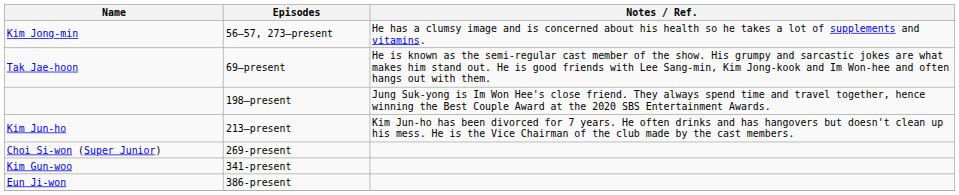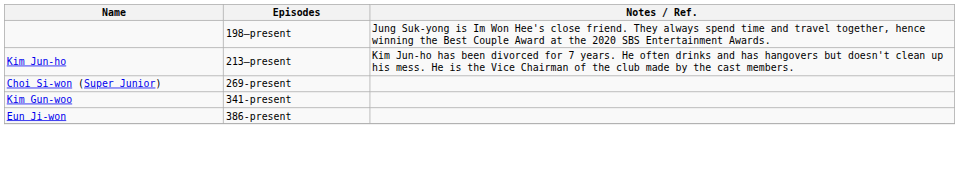- row: (42, 34)
- row: (42, 67)
